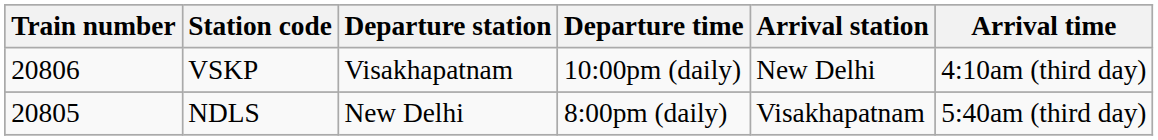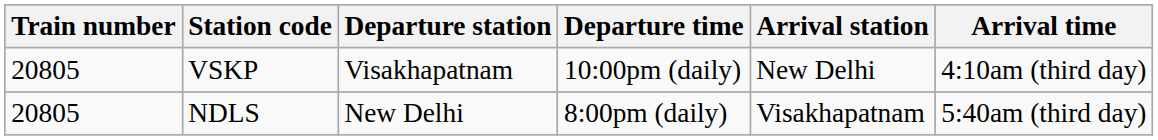(45, 69) 20806 -> (45, 69) 20805
